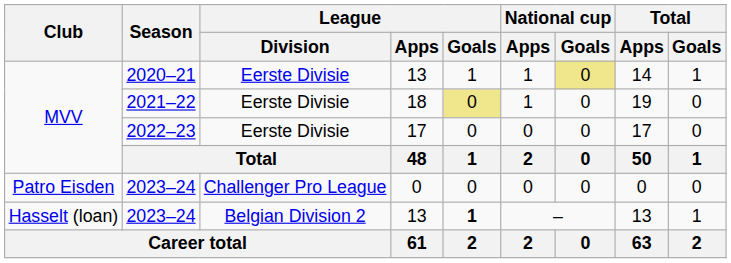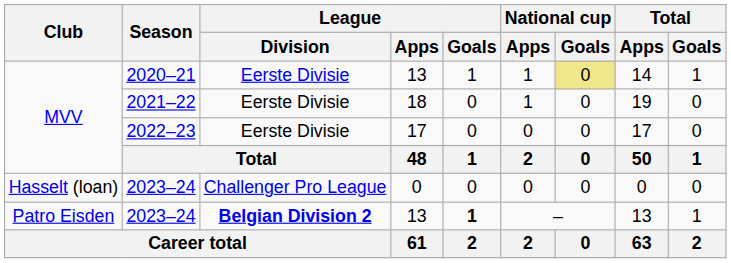(472, 103) khaki background -> (472, 103) no background
(63, 187) Patro Eisden -> (63, 187) Hasselt (loan)
(63, 215) Hasselt (loan) -> (63, 215) Patro Eisden
(295, 215) normal -> (295, 215) bold
